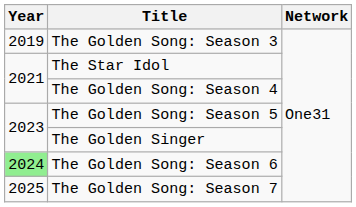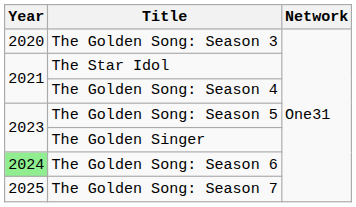(26, 41) 2019 -> (26, 41) 2020
